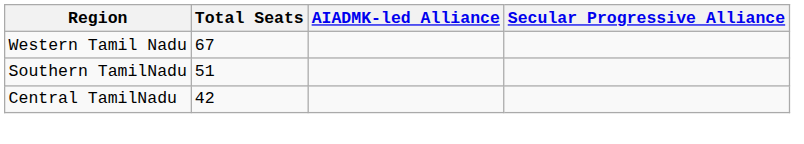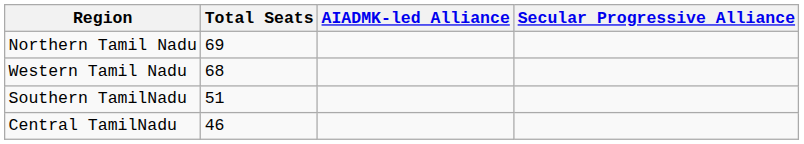+ row: (103, 45)
(205, 45) 67 -> (215, 72) 68
(205, 99) 42 -> (215, 126) 46
